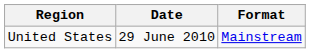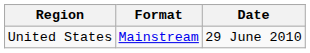columns swapped: (167, 15) <-> (262, 15)
